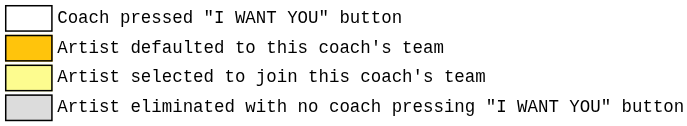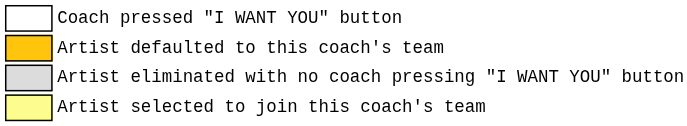rows swapped: (271, 78) <-> (371, 108)
